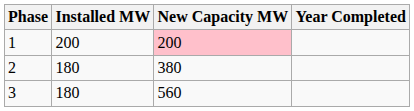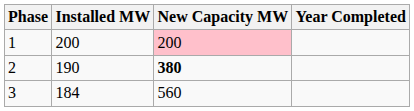(67, 67) 180 -> (67, 67) 190
(170, 67) normal -> (170, 67) bold
(67, 93) 180 -> (67, 93) 184
